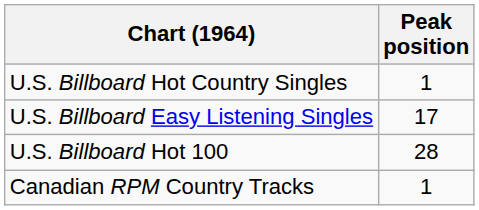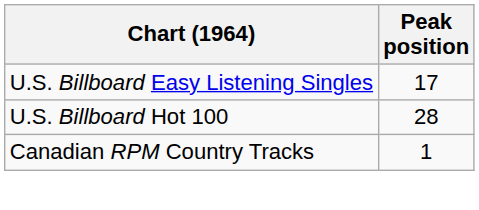- row: (179, 81)
